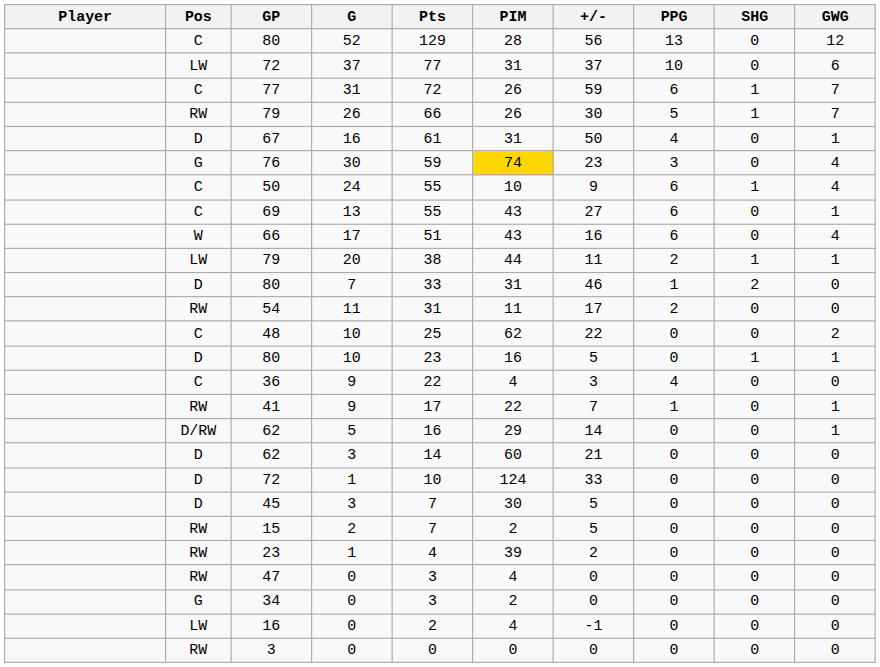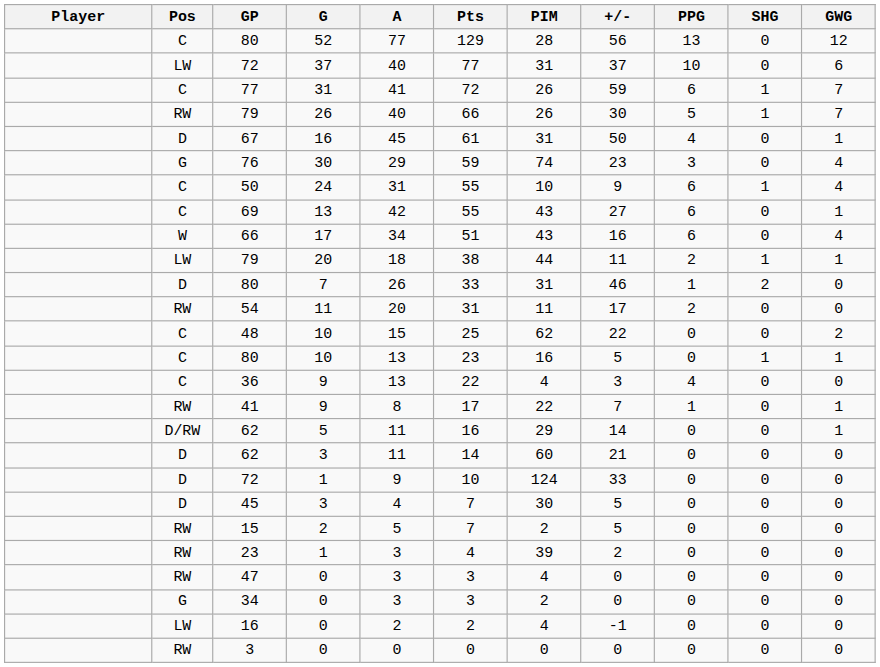+ column: (397, 17)
(513, 163) gold background -> (544, 163) no background
(198, 358) D -> (182, 358) C
